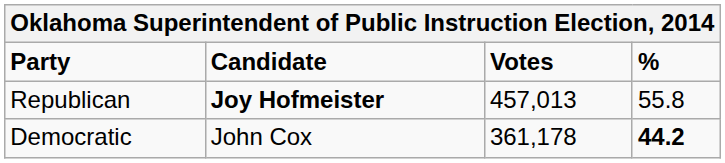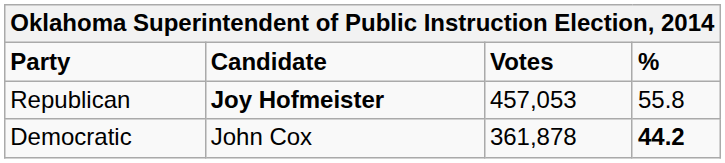(533, 99) 457,013 -> (533, 99) 457,053
(533, 137) 361,178 -> (533, 137) 361,878
